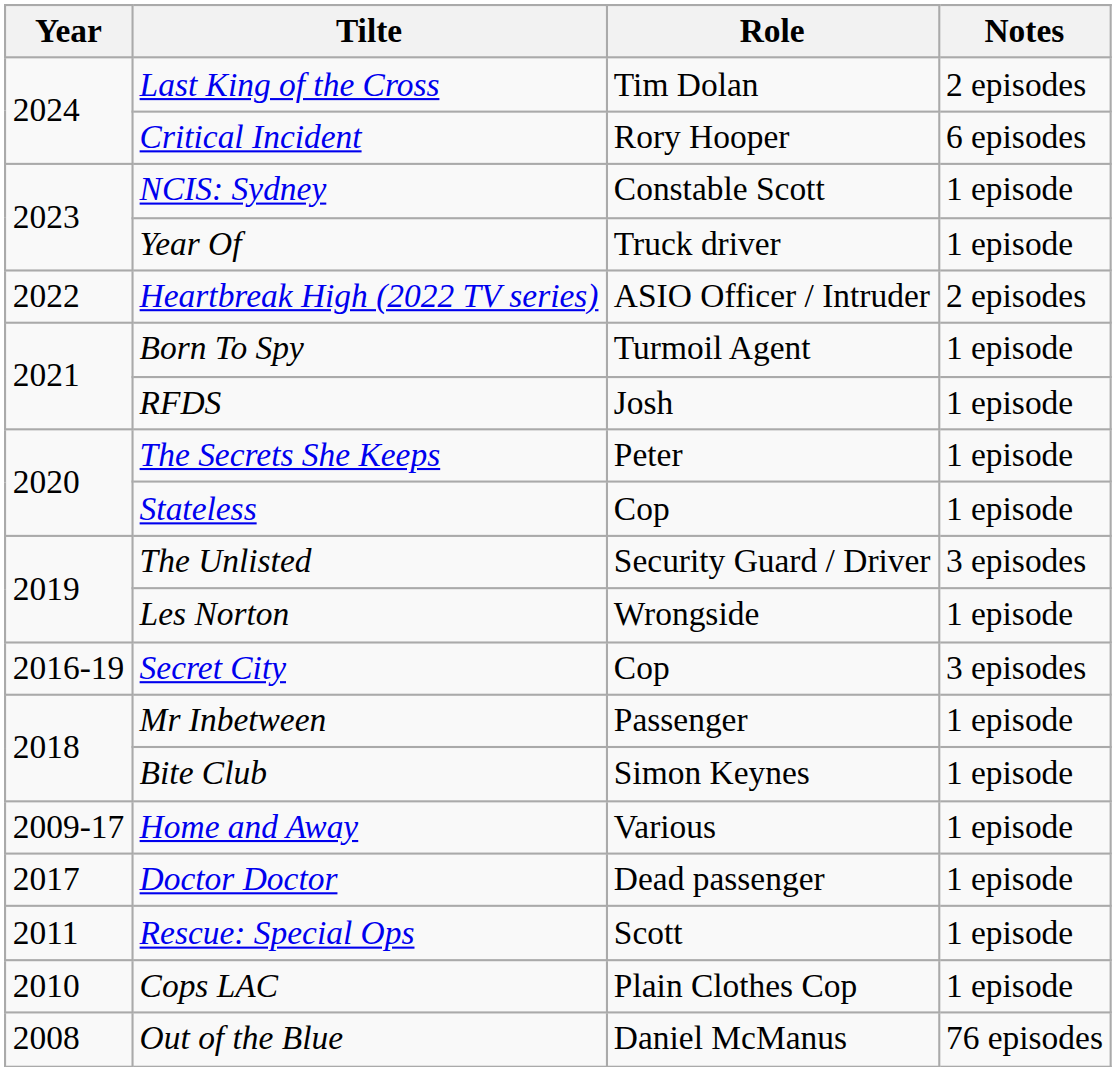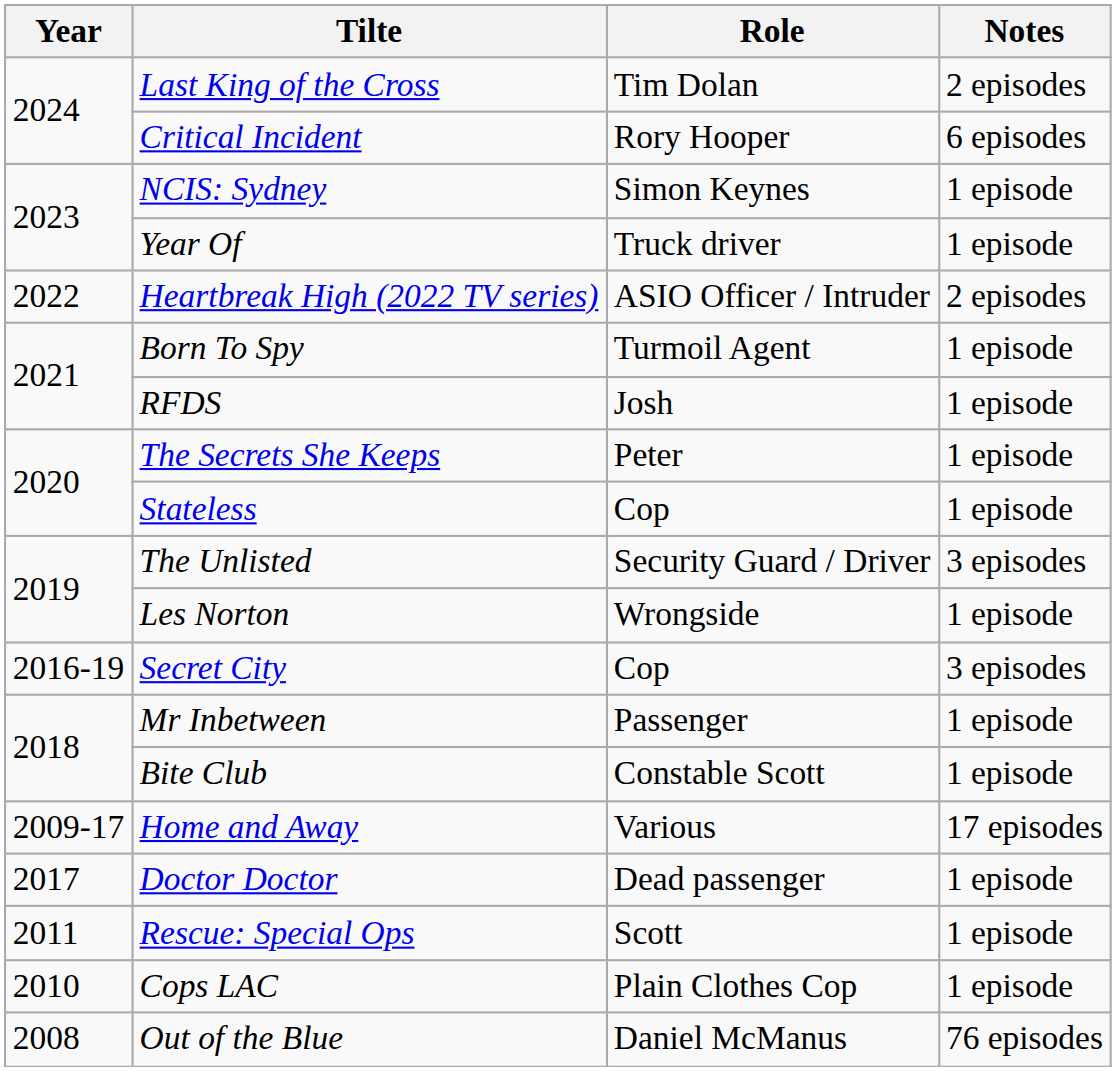(719, 190) Constable Scott -> (712, 190) Simon Keynes
(712, 773) Simon Keynes -> (719, 773) Constable Scott
(1010, 826) 1 episode -> (1024, 826) 17 episodes
